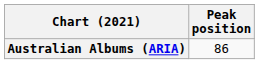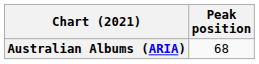(222, 49) 86 -> (222, 49) 68
